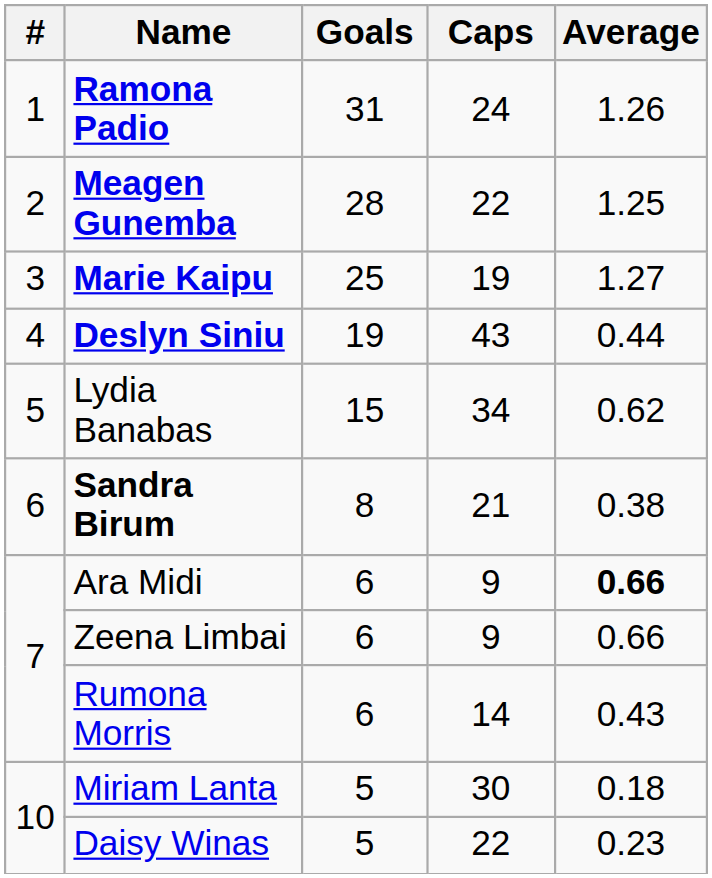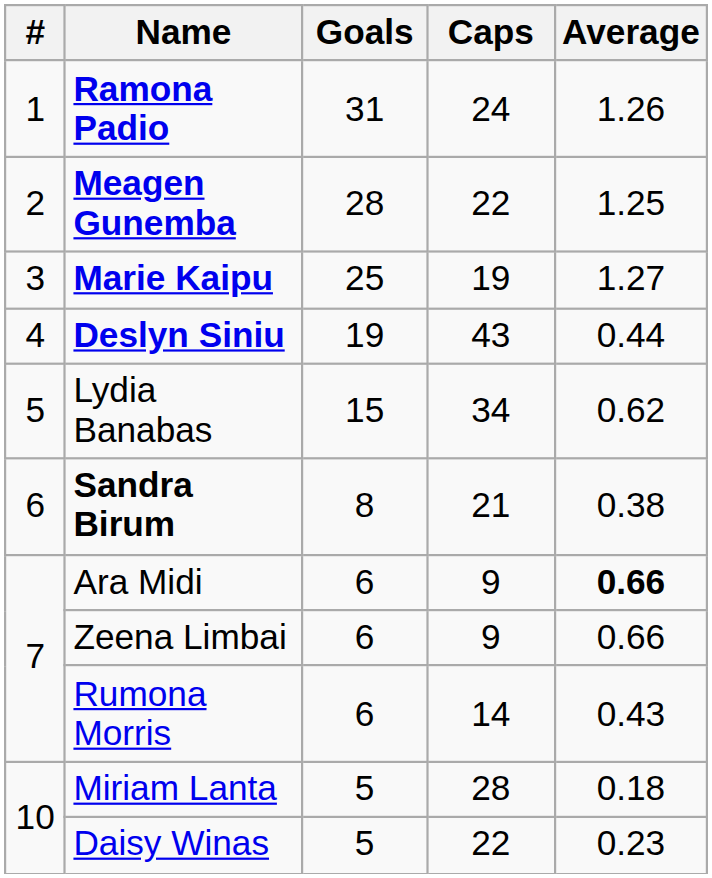(491, 788) 30 -> (491, 788) 28
